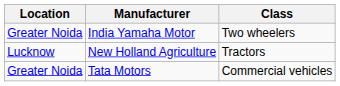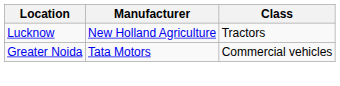- row: (142, 33)
